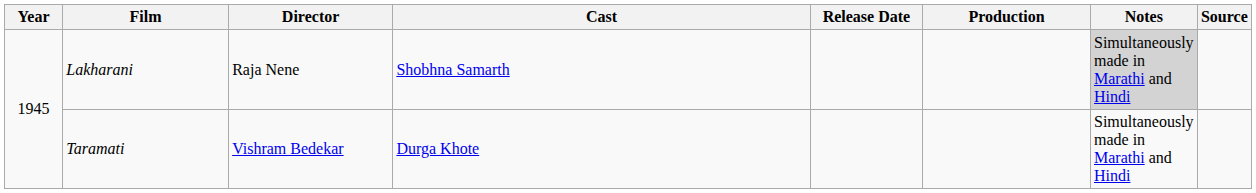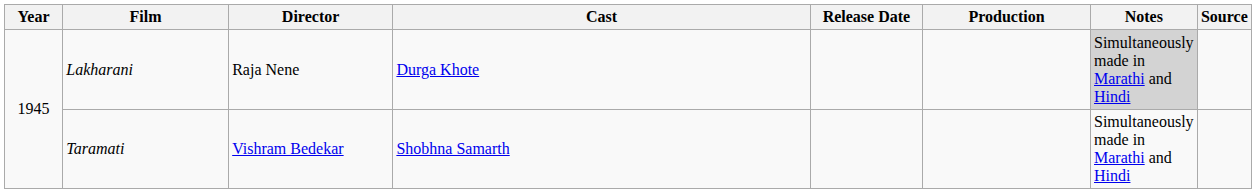(453, 69) Shobhna Samarth -> (438, 69) Durga Khote
(438, 148) Durga Khote -> (453, 148) Shobhna Samarth
